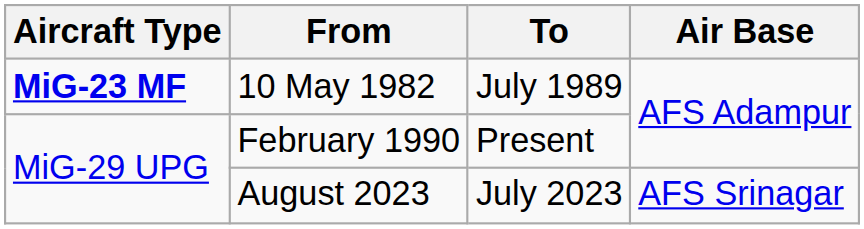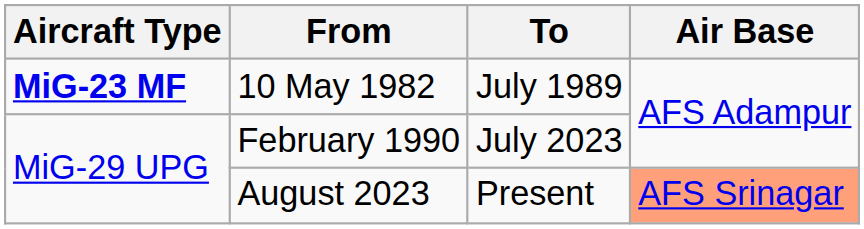(535, 140) Present -> (549, 140) July 2023
(549, 194) July 2023 -> (535, 194) Present
(741, 194) no background -> (741, 194) lightsalmon background
